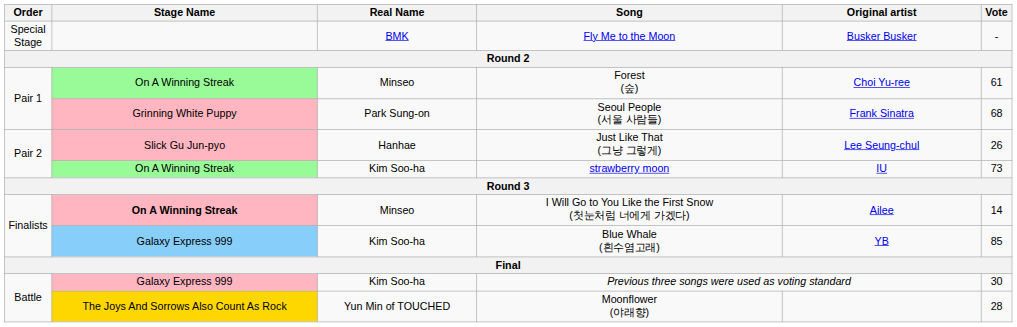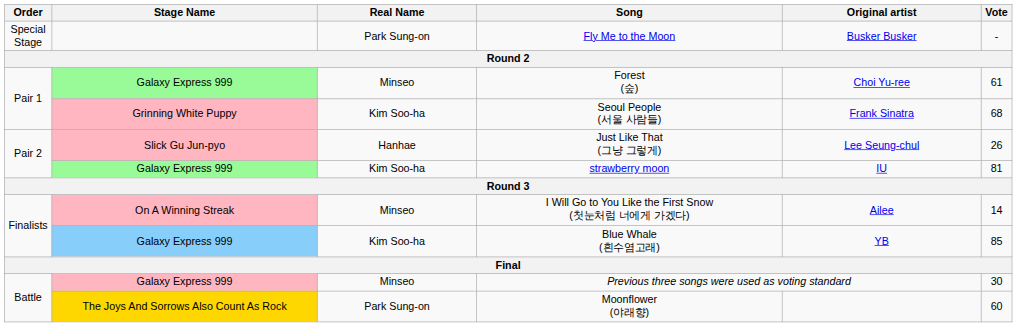(397, 36) BMK -> (397, 36) Park Sung-on
(185, 83) On A Winning Streak -> (185, 83) Galaxy Express 999
(397, 114) Park Sung-on -> (397, 114) Kim Soo-ha
(185, 169) On A Winning Streak -> (185, 169) Galaxy Express 999
(997, 169) 73 -> (997, 169) 81
(185, 210) bold -> (185, 210) normal
(397, 282) Kim Soo-ha -> (397, 282) Minseo
(397, 306) Yun Min of TOUCHED -> (397, 306) Park Sung-on
(997, 306) 28 -> (997, 306) 60
